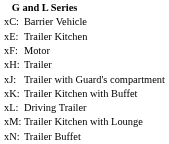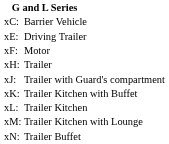(56, 36) Trailer Kitchen -> (55, 36) Driving Trailer
(55, 108) Driving Trailer -> (56, 108) Trailer Kitchen
